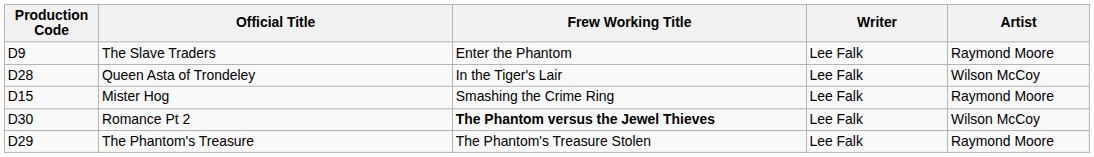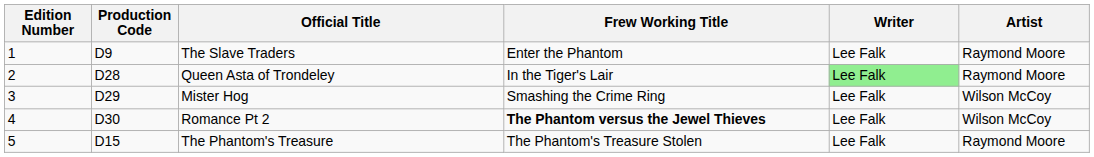+ column: (48, 23)
(836, 75) no background -> (859, 75) lightgreen background
(995, 75) Wilson McCoy -> (1014, 75) Raymond Moore
(20, 97) D15 -> (107, 97) D29
(1002, 97) Raymond Moore -> (1007, 97) Wilson McCoy
(20, 141) D29 -> (107, 141) D15
